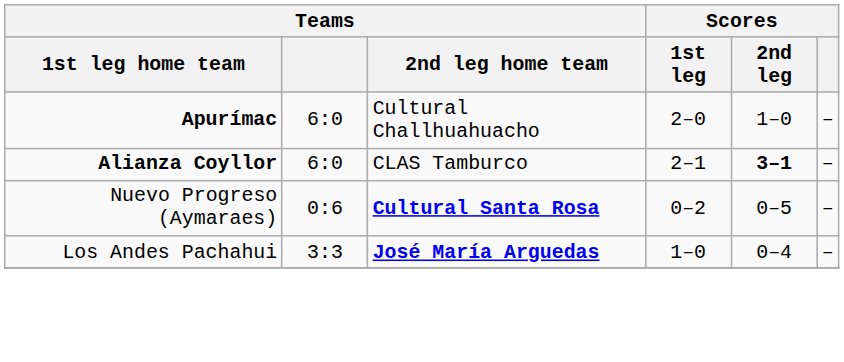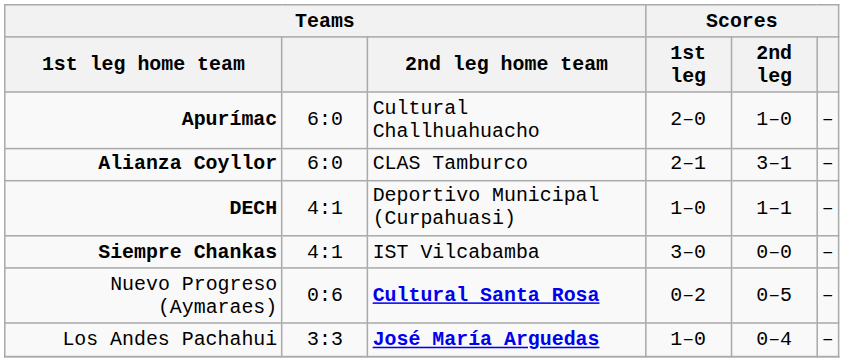(774, 164) bold -> (774, 164) normal
+ row: (253, 208)
+ row: (188, 252)
